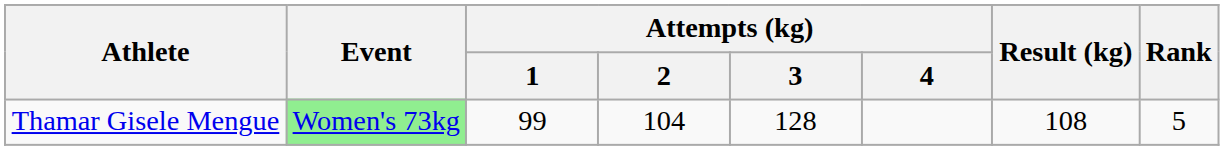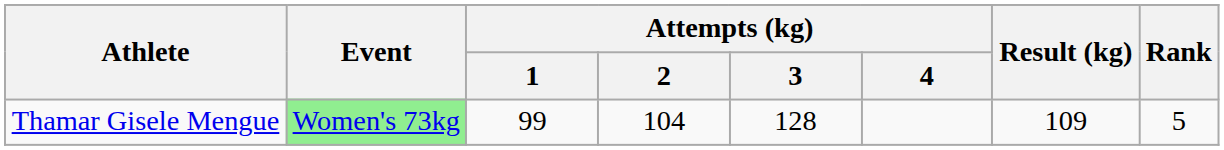(1066, 121) 108 -> (1066, 121) 109
